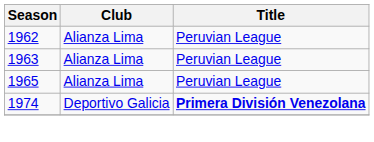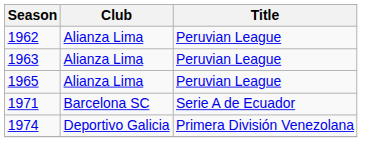+ row: (23, 103)
(271, 103) bold -> (265, 125) normal
